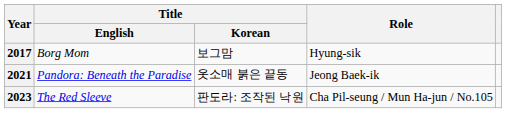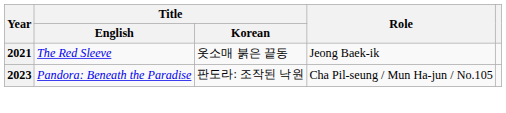- row: (19, 53)
(114, 75) Pandora: Beneath the Paradise -> (74, 53) The Red Sleeve
(74, 96) The Red Sleeve -> (114, 75) Pandora: Beneath the Paradise
